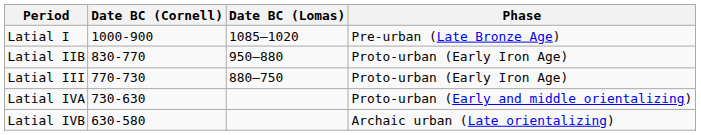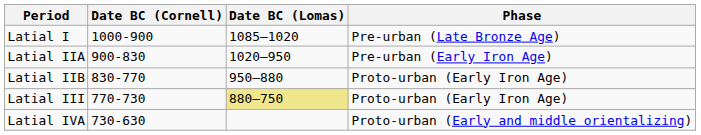+ row: (46, 57)
(256, 78) no background -> (256, 99) khaki background
- row: (46, 120)
